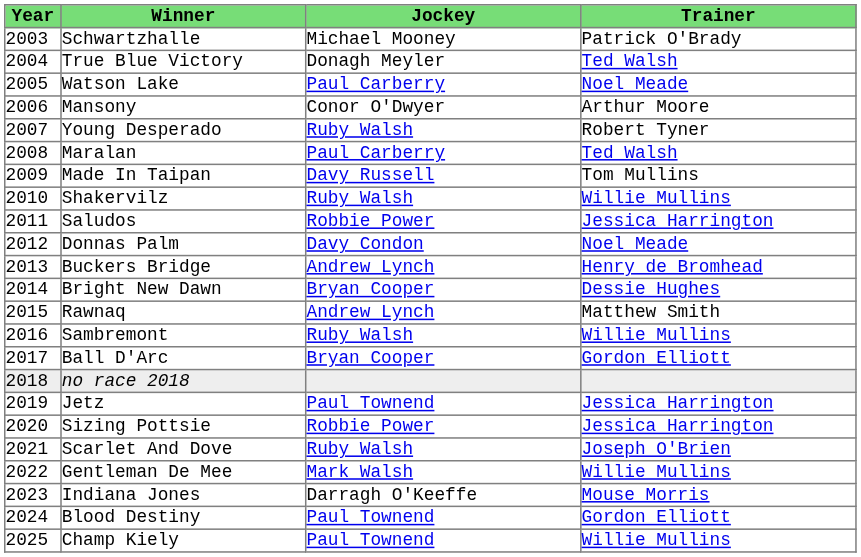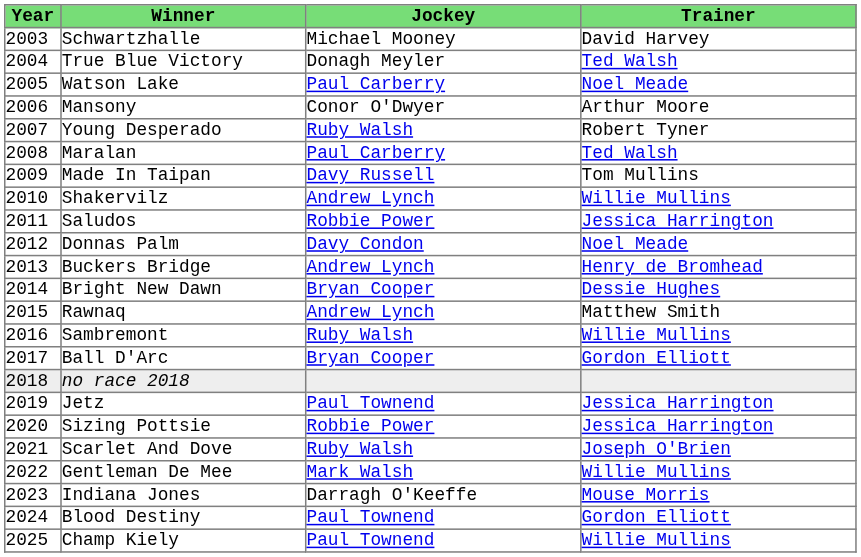(662, 39) Patrick O'Brady -> (646, 39) David Harvey
(360, 199) Ruby Walsh -> (370, 199) Andrew Lynch
